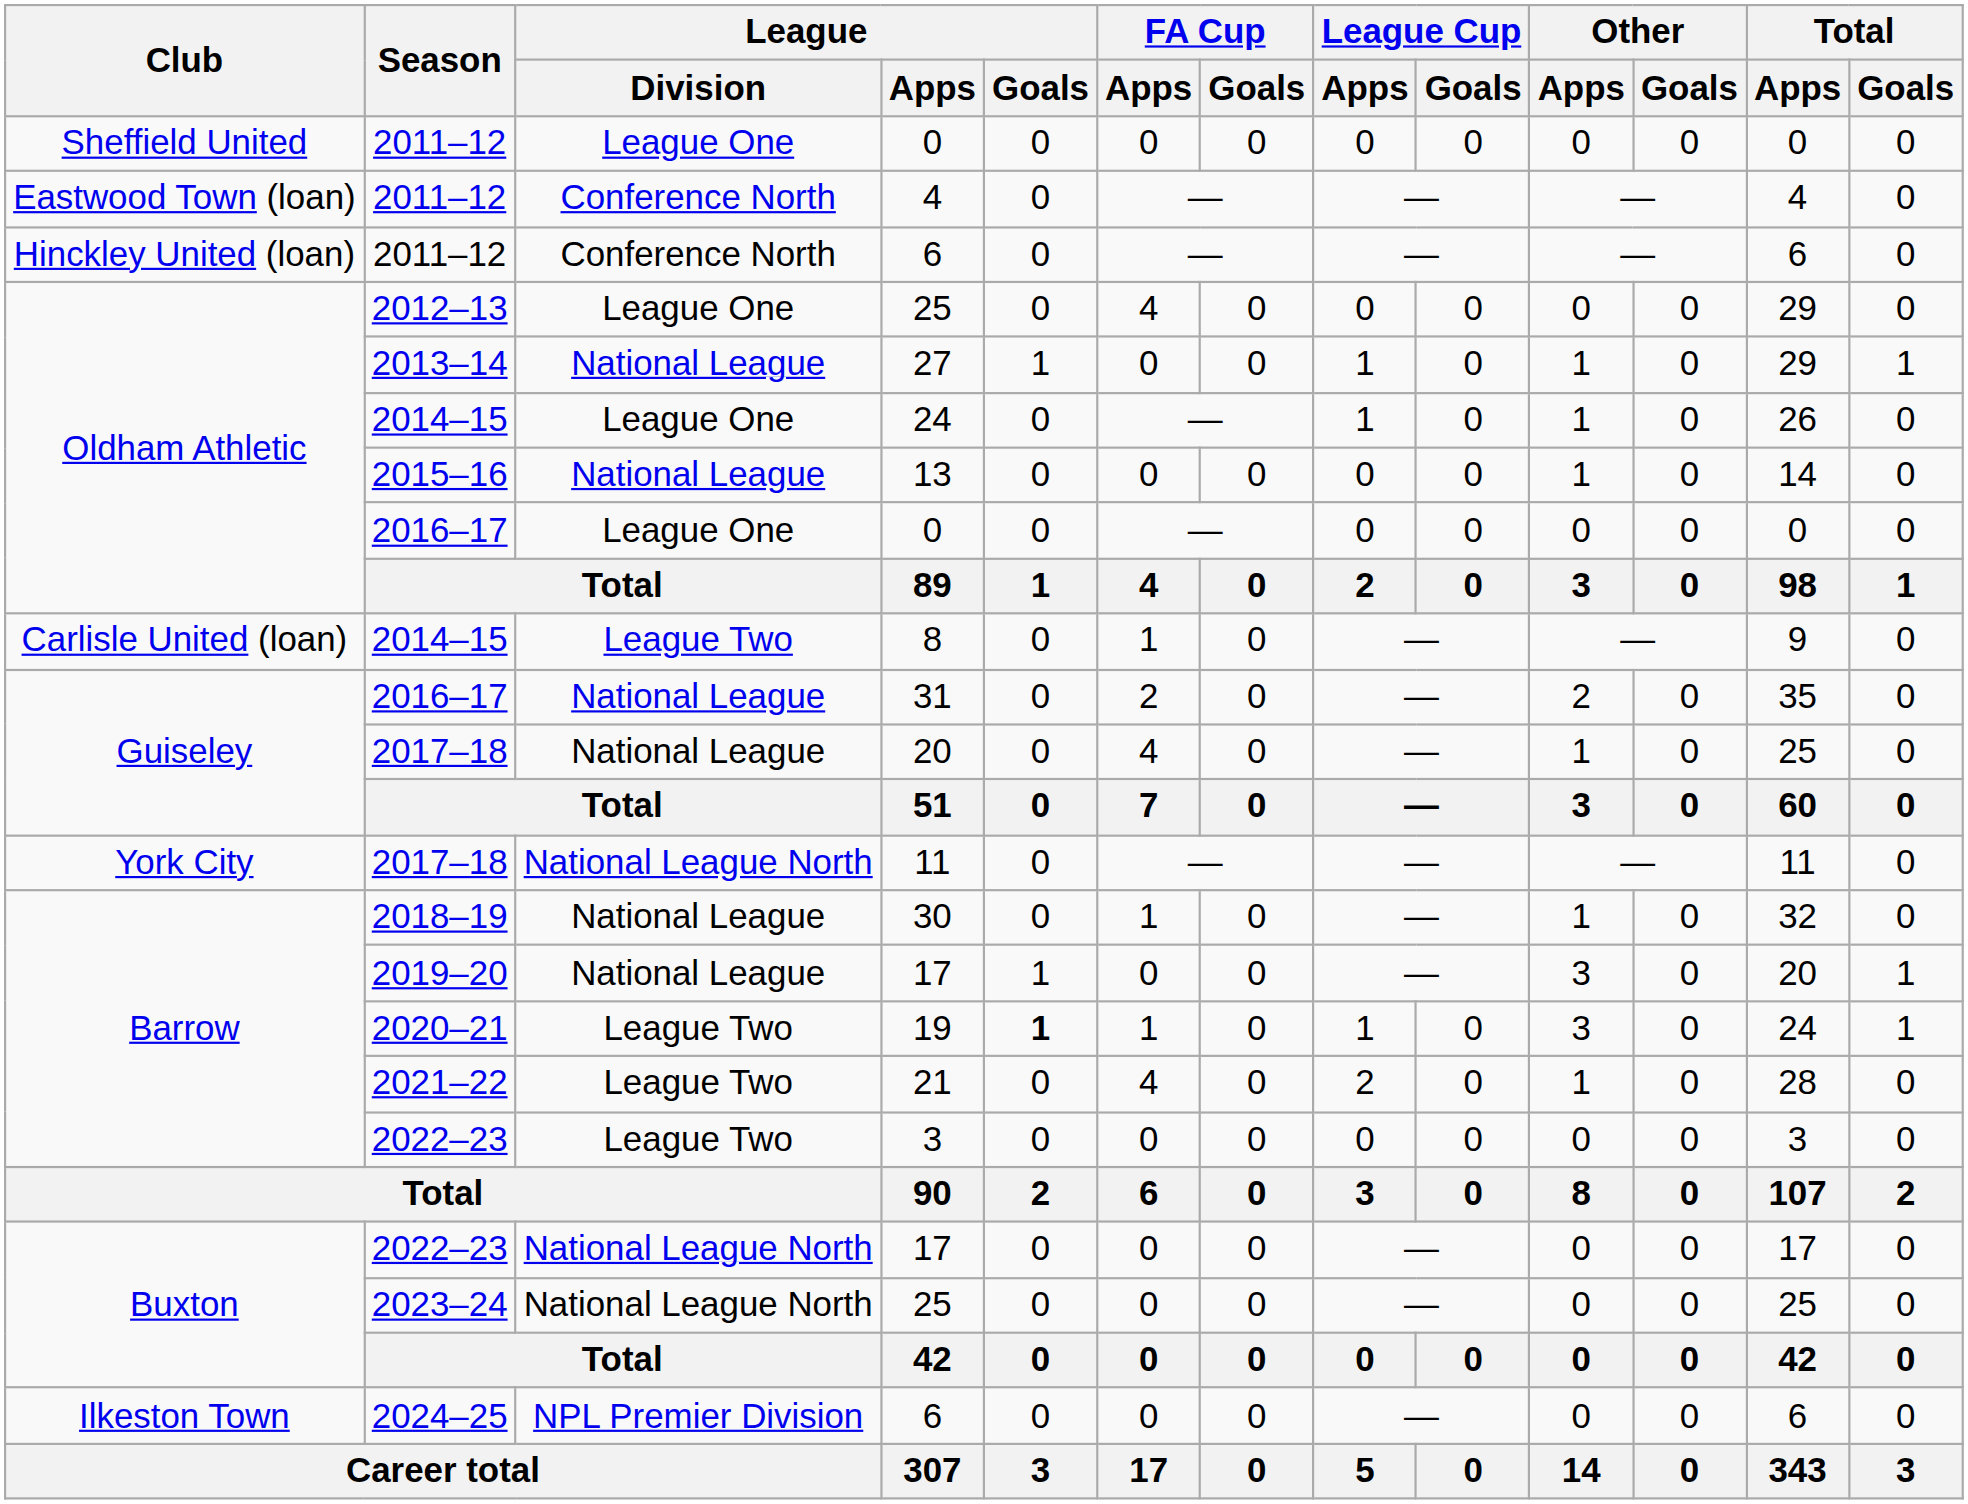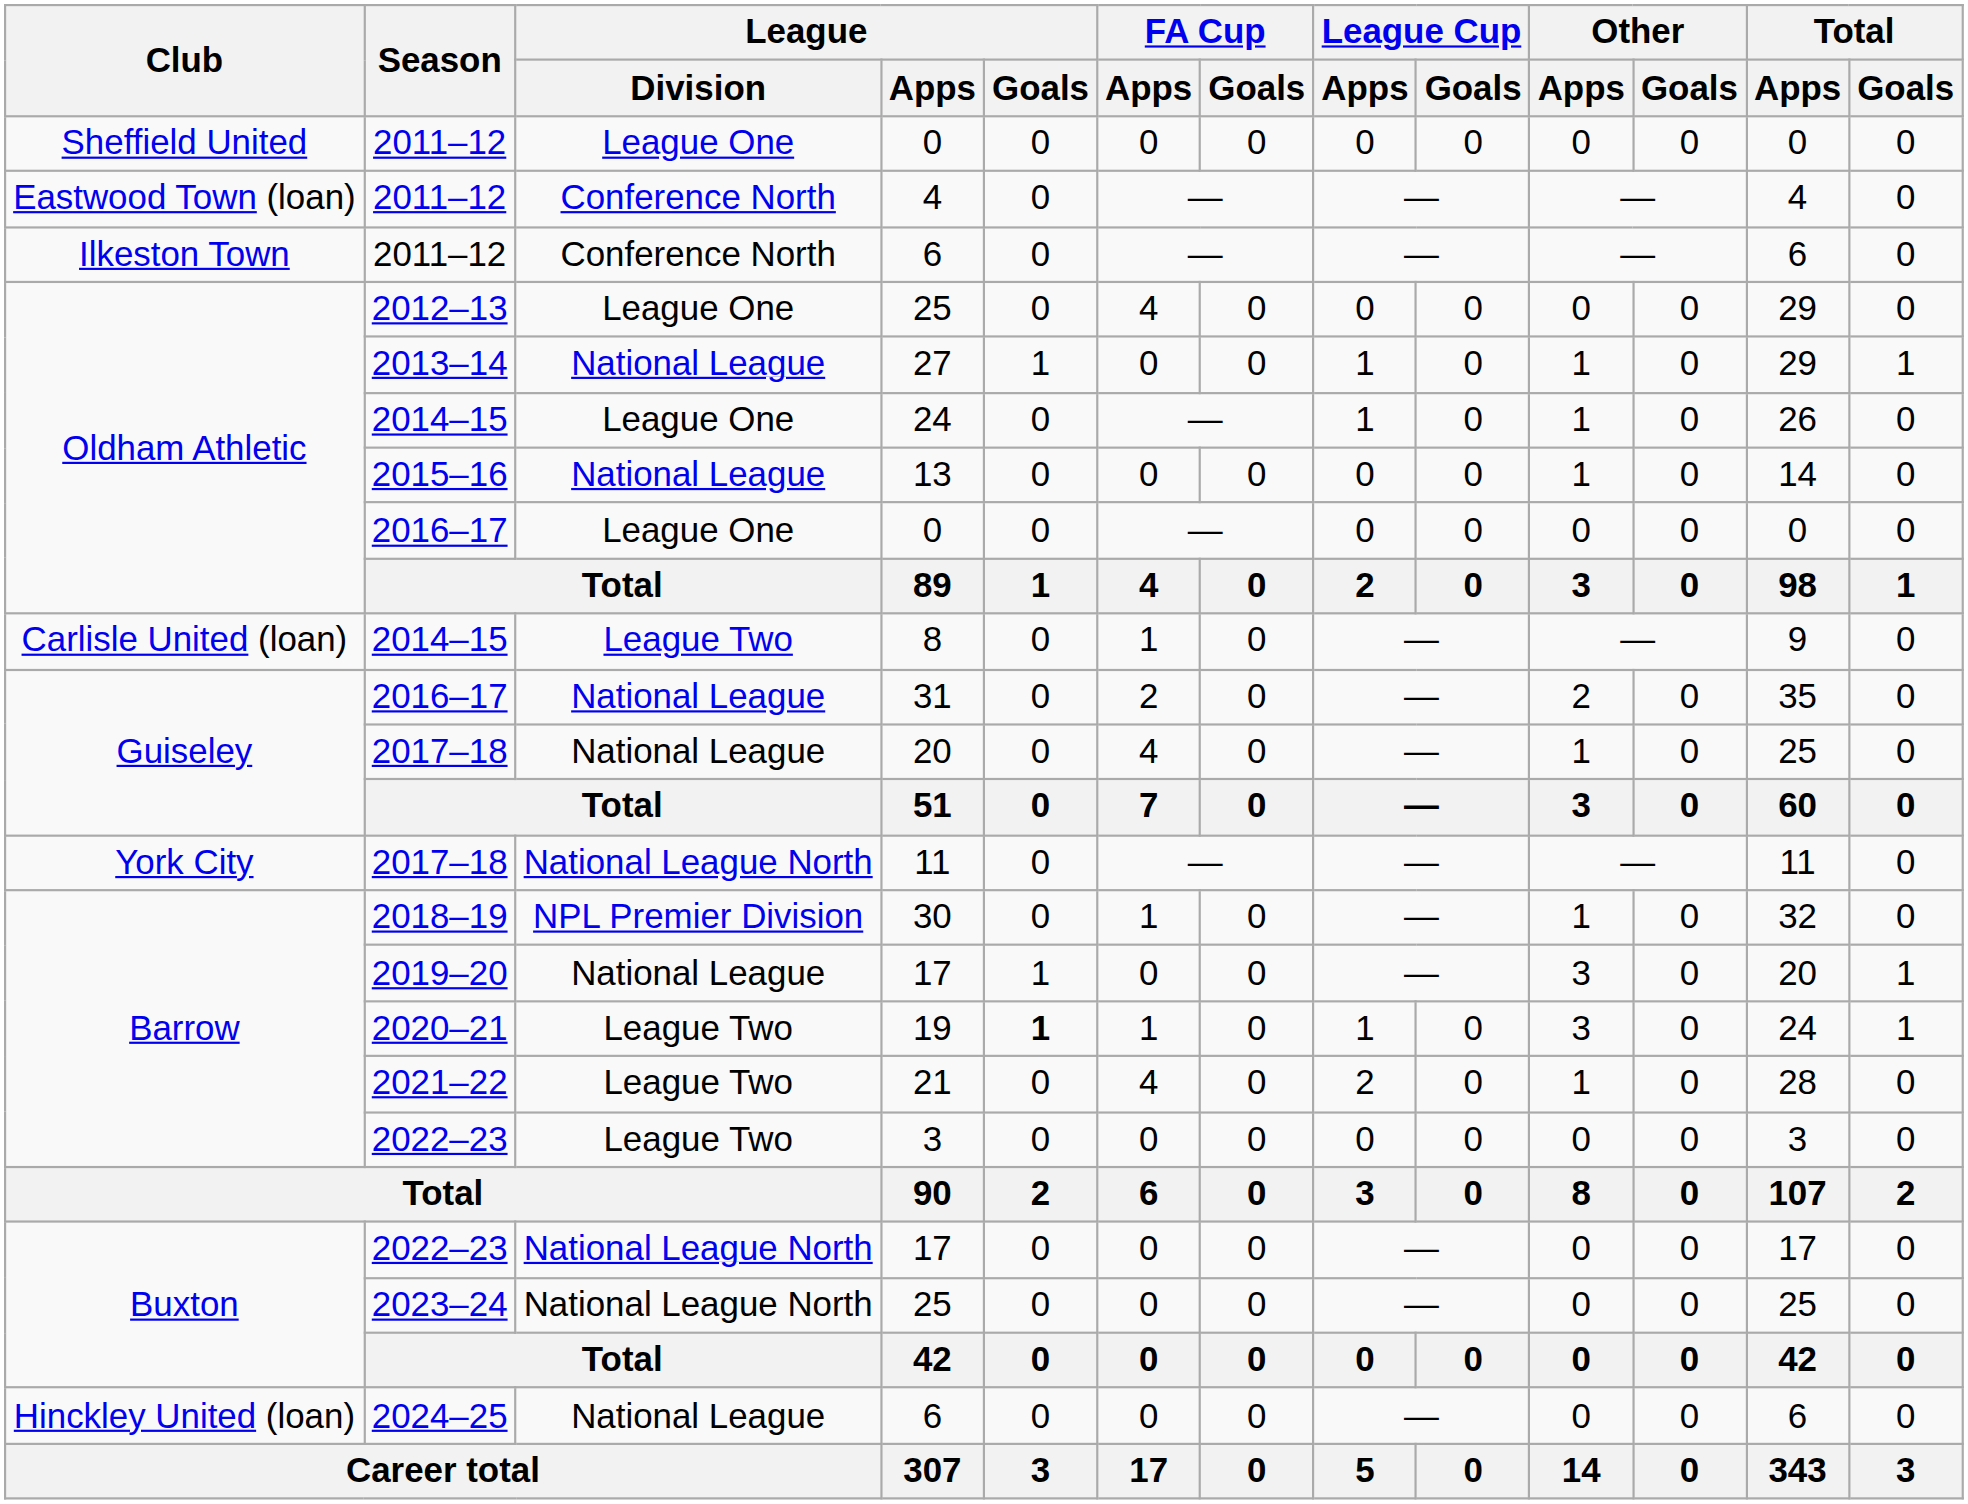(184, 253) Hinckley United (loan) -> (184, 253) Ilkeston Town
(698, 917) National League -> (698, 917) NPL Premier Division
(184, 1415) Ilkeston Town -> (184, 1415) Hinckley United (loan)
(698, 1415) NPL Premier Division -> (698, 1415) National League
